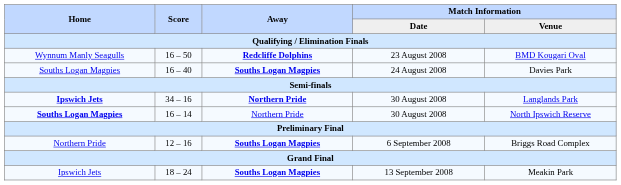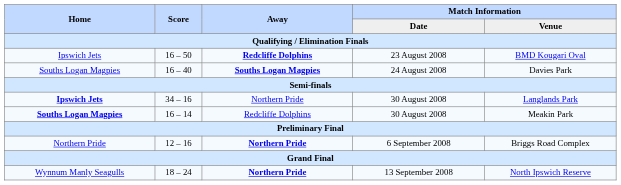(80, 55) Wynnum Manly Seagulls -> (80, 55) Ipswich Jets
(277, 99) bold -> (277, 99) normal
(277, 114) Northern Pride -> (277, 114) Redcliffe Dolphins
(550, 114) North Ipswich Reserve -> (550, 114) Meakin Park
(277, 143) Souths Logan Magpies -> (277, 143) Northern Pride
(80, 172) Ipswich Jets -> (80, 172) Wynnum Manly Seagulls
(277, 172) Souths Logan Magpies -> (277, 172) Northern Pride
(550, 172) Meakin Park -> (550, 172) North Ipswich Reserve
